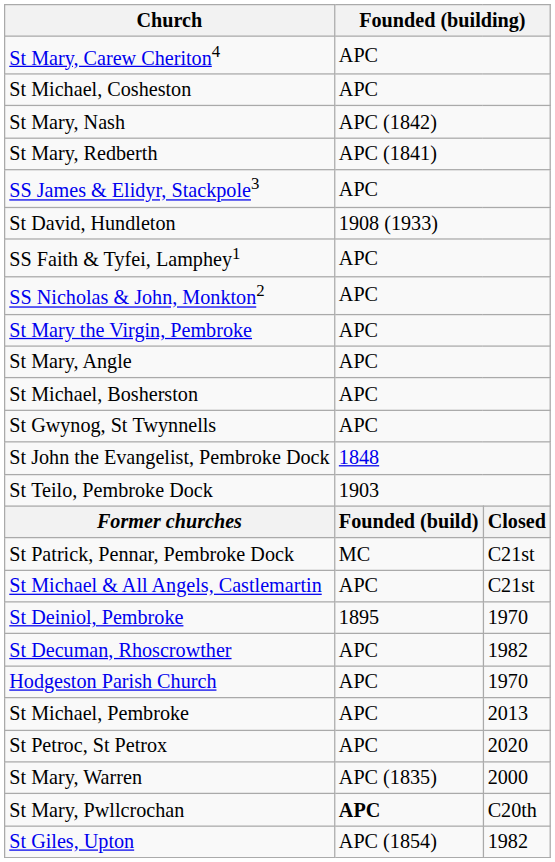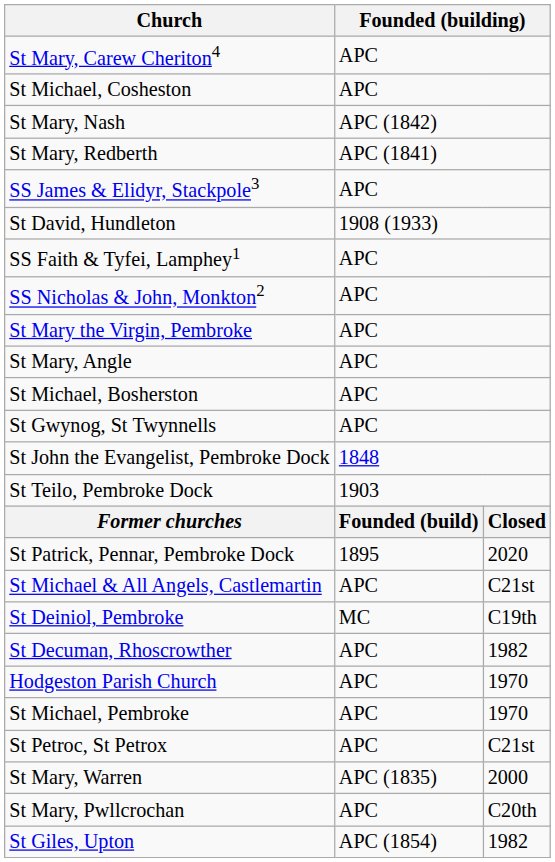(355, 553) MC -> (359, 553) 1895
(511, 553) C21st -> (508, 553) 2020
(359, 617) 1895 -> (355, 617) MC
(508, 617) 1970 -> (512, 617) C19th
(508, 713) 2013 -> (508, 713) 1970
(508, 745) 2020 -> (511, 745) C21st
(360, 809) bold -> (358, 809) normal
